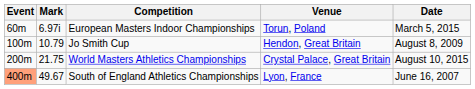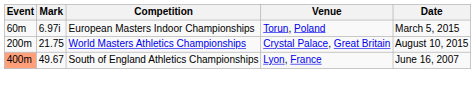- row: (99, 44)
